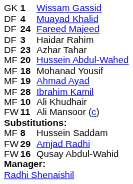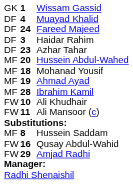(11, 102) MF -> (11, 102) FW
rows swapped: (78, 154) <-> (63, 143)
